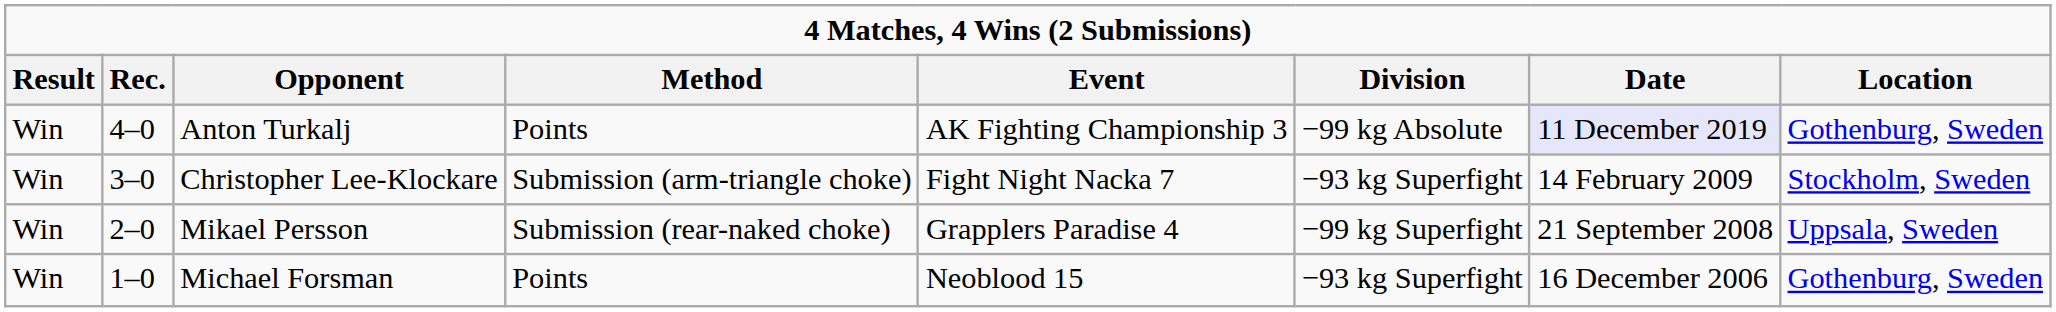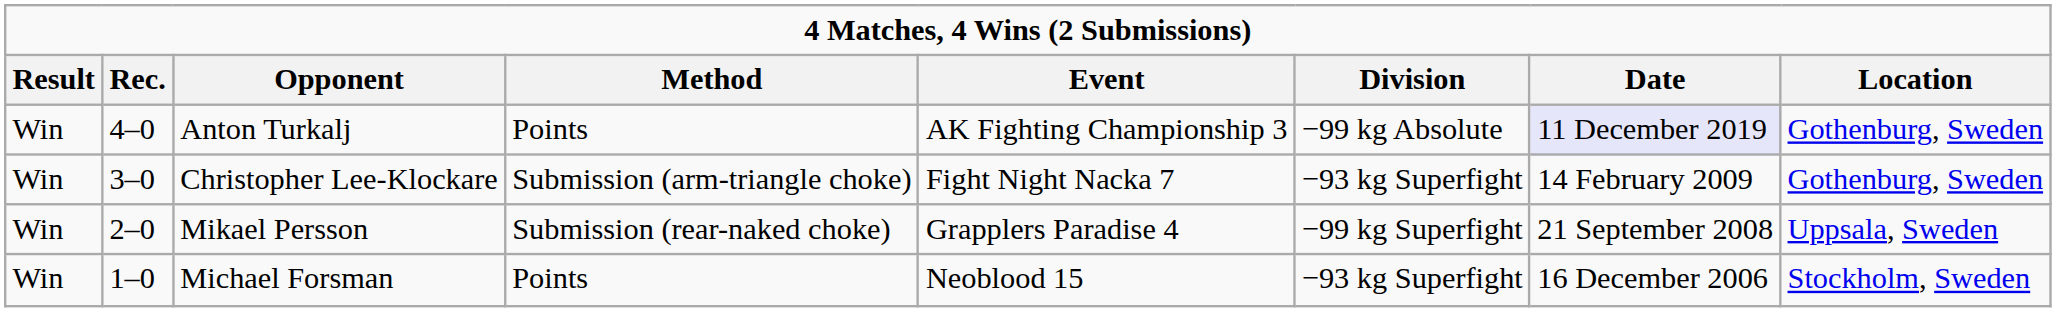(1909, 179) Stockholm, Sweden -> (1915, 179) Gothenburg, Sweden
(1915, 279) Gothenburg, Sweden -> (1909, 279) Stockholm, Sweden
